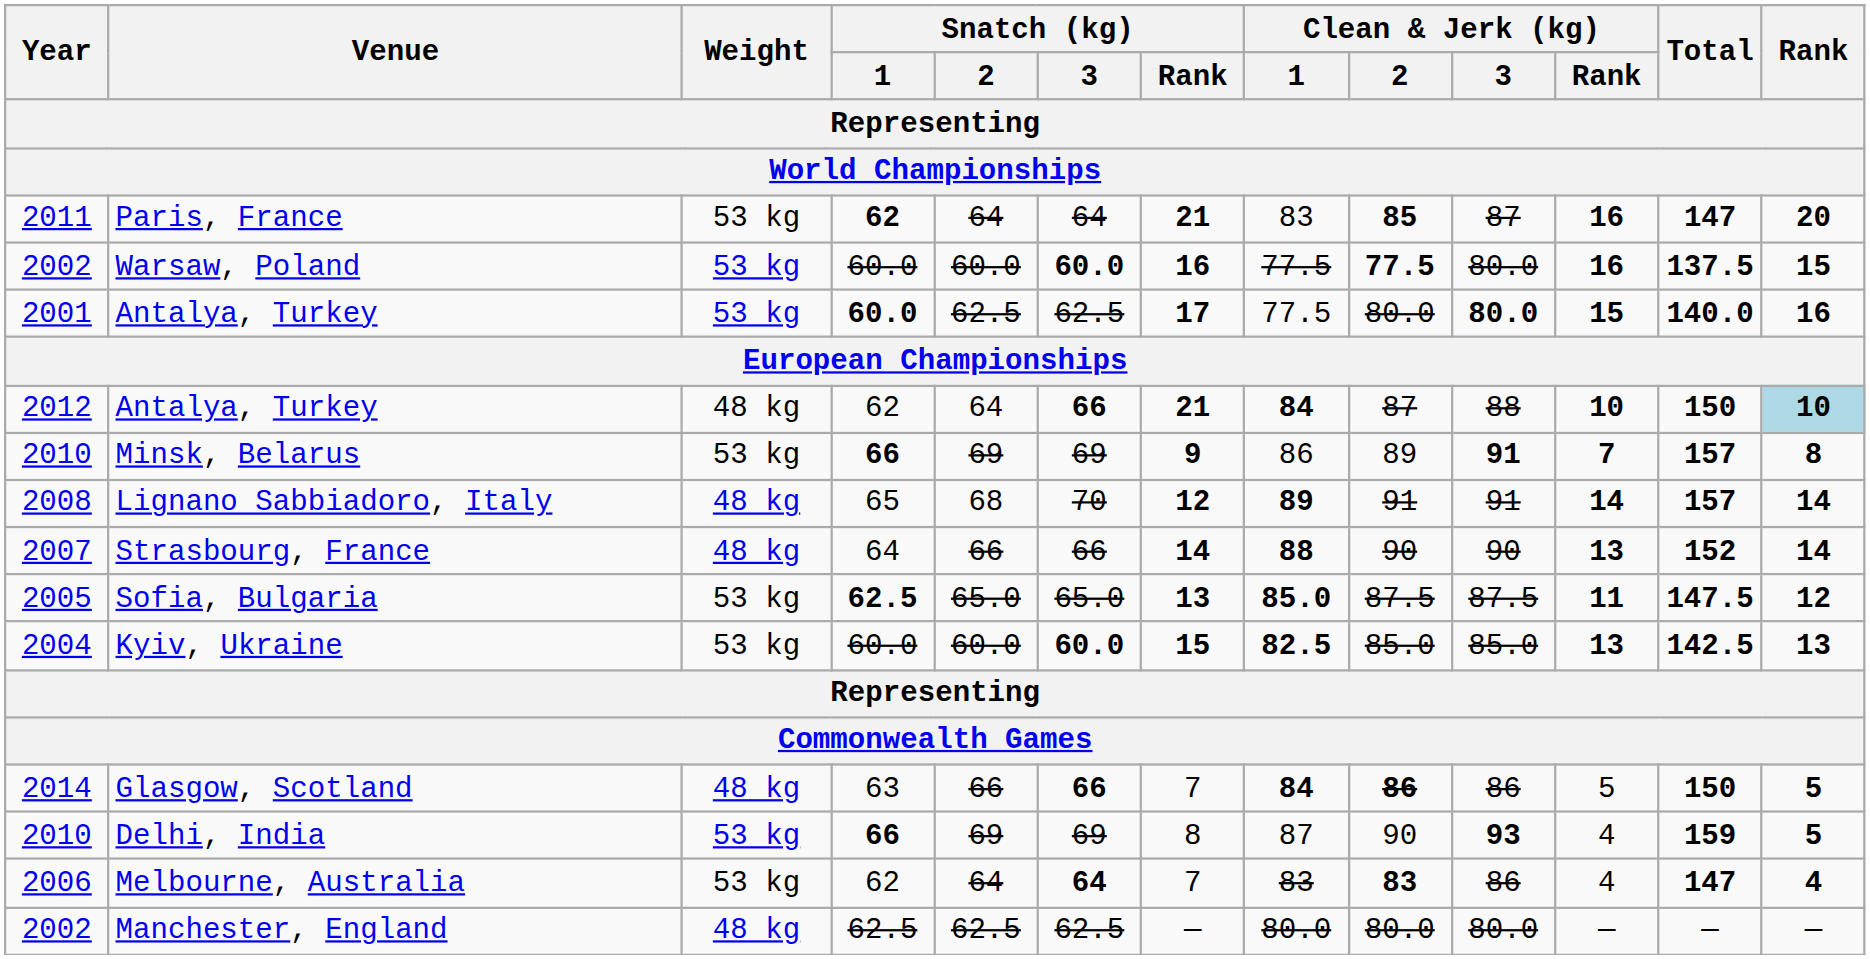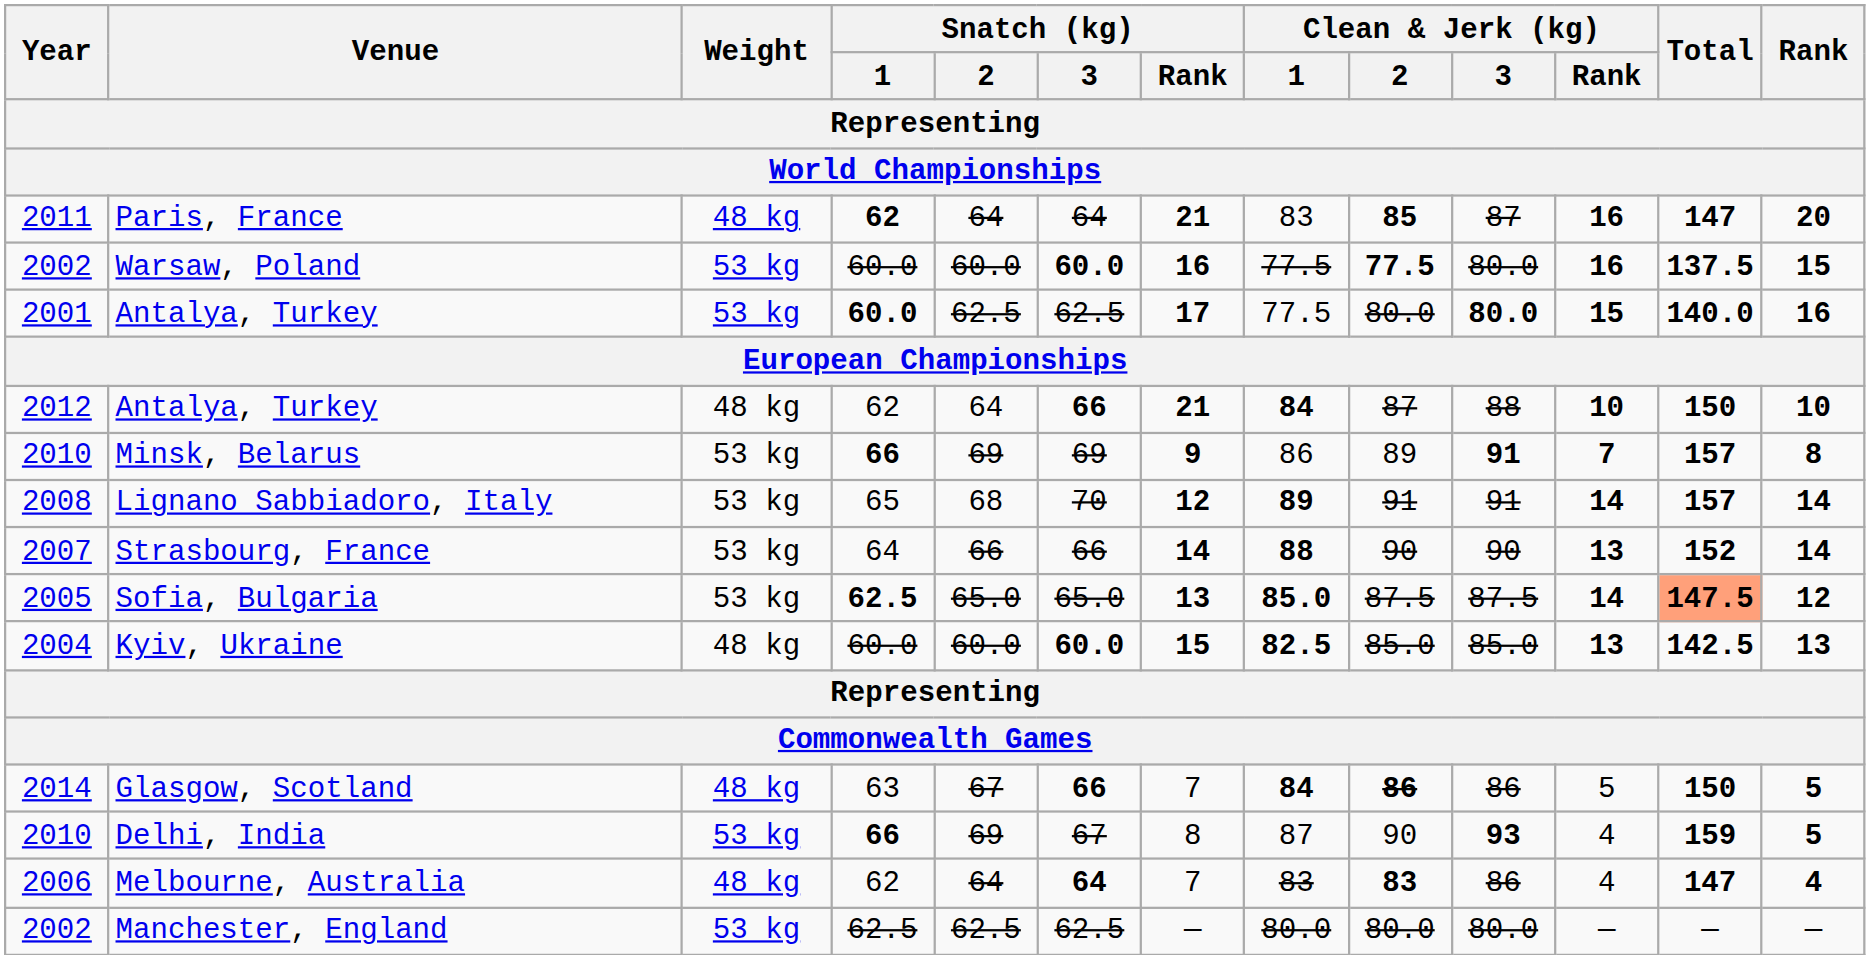(757, 219) 53 kg -> (757, 219) 48 kg
(1814, 409) lightblue background -> (1814, 409) no background
(757, 503) 48 kg -> (757, 503) 53 kg
(757, 551) 48 kg -> (757, 551) 53 kg
(1607, 598) 11 -> (1607, 598) 14
(1710, 598) no background -> (1710, 598) lightsalmon background
(757, 646) 53 kg -> (757, 646) 48 kg
(986, 788) 66 -> (986, 788) 67
(1089, 836) 69 -> (1089, 836) 67
(757, 883) 53 kg -> (757, 883) 48 kg
(757, 931) 48 kg -> (757, 931) 53 kg
